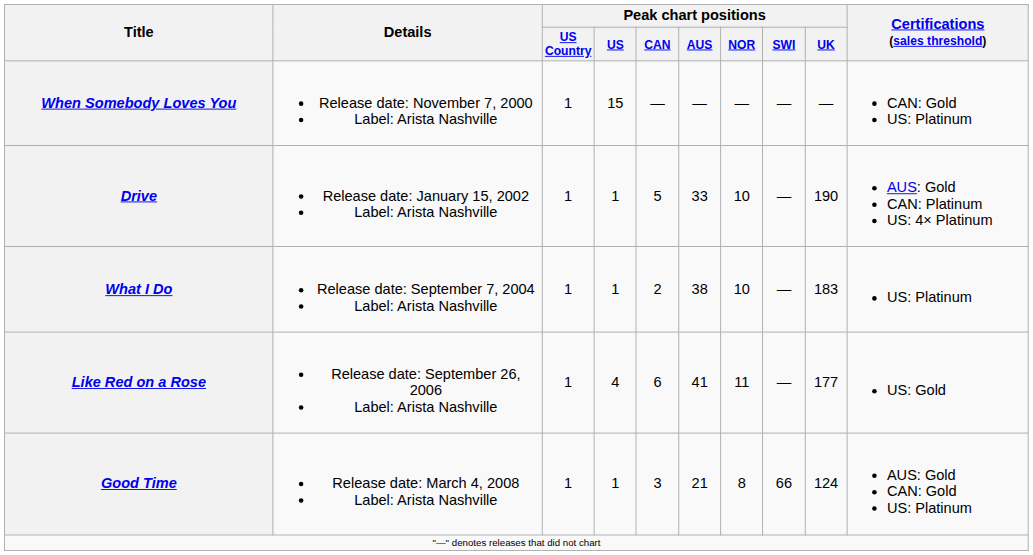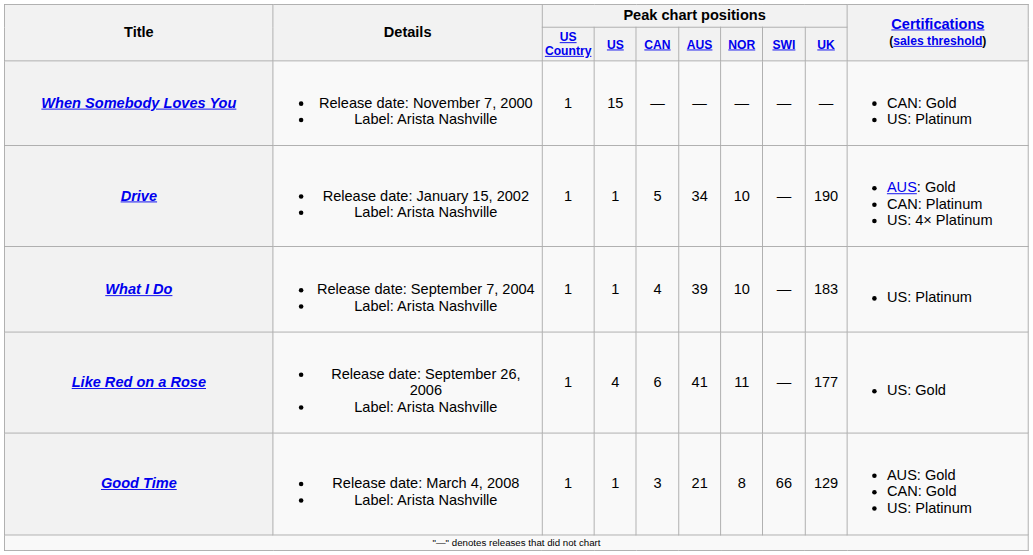(700, 196) 33 -> (700, 196) 34
(657, 289) 2 -> (657, 289) 4
(700, 289) 38 -> (700, 289) 39
(826, 483) 124 -> (826, 483) 129
